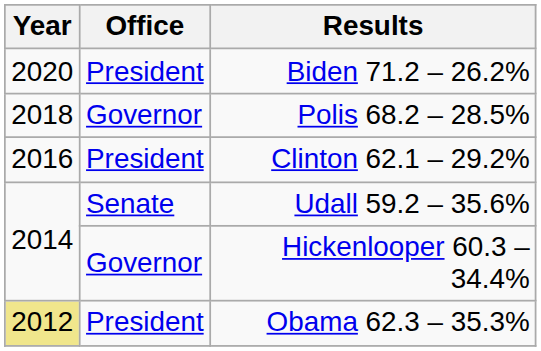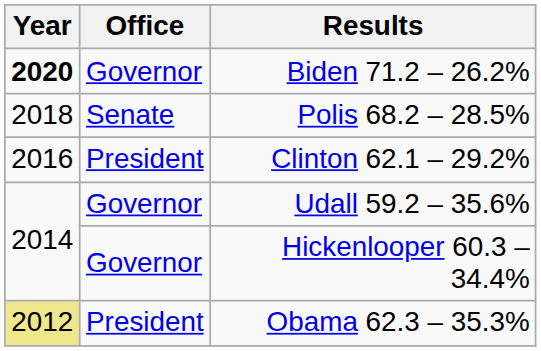(42, 70) normal -> (42, 70) bold
(145, 70) President -> (144, 70) Governor
(144, 114) Governor -> (130, 114) Senate
(130, 203) Senate -> (144, 203) Governor
